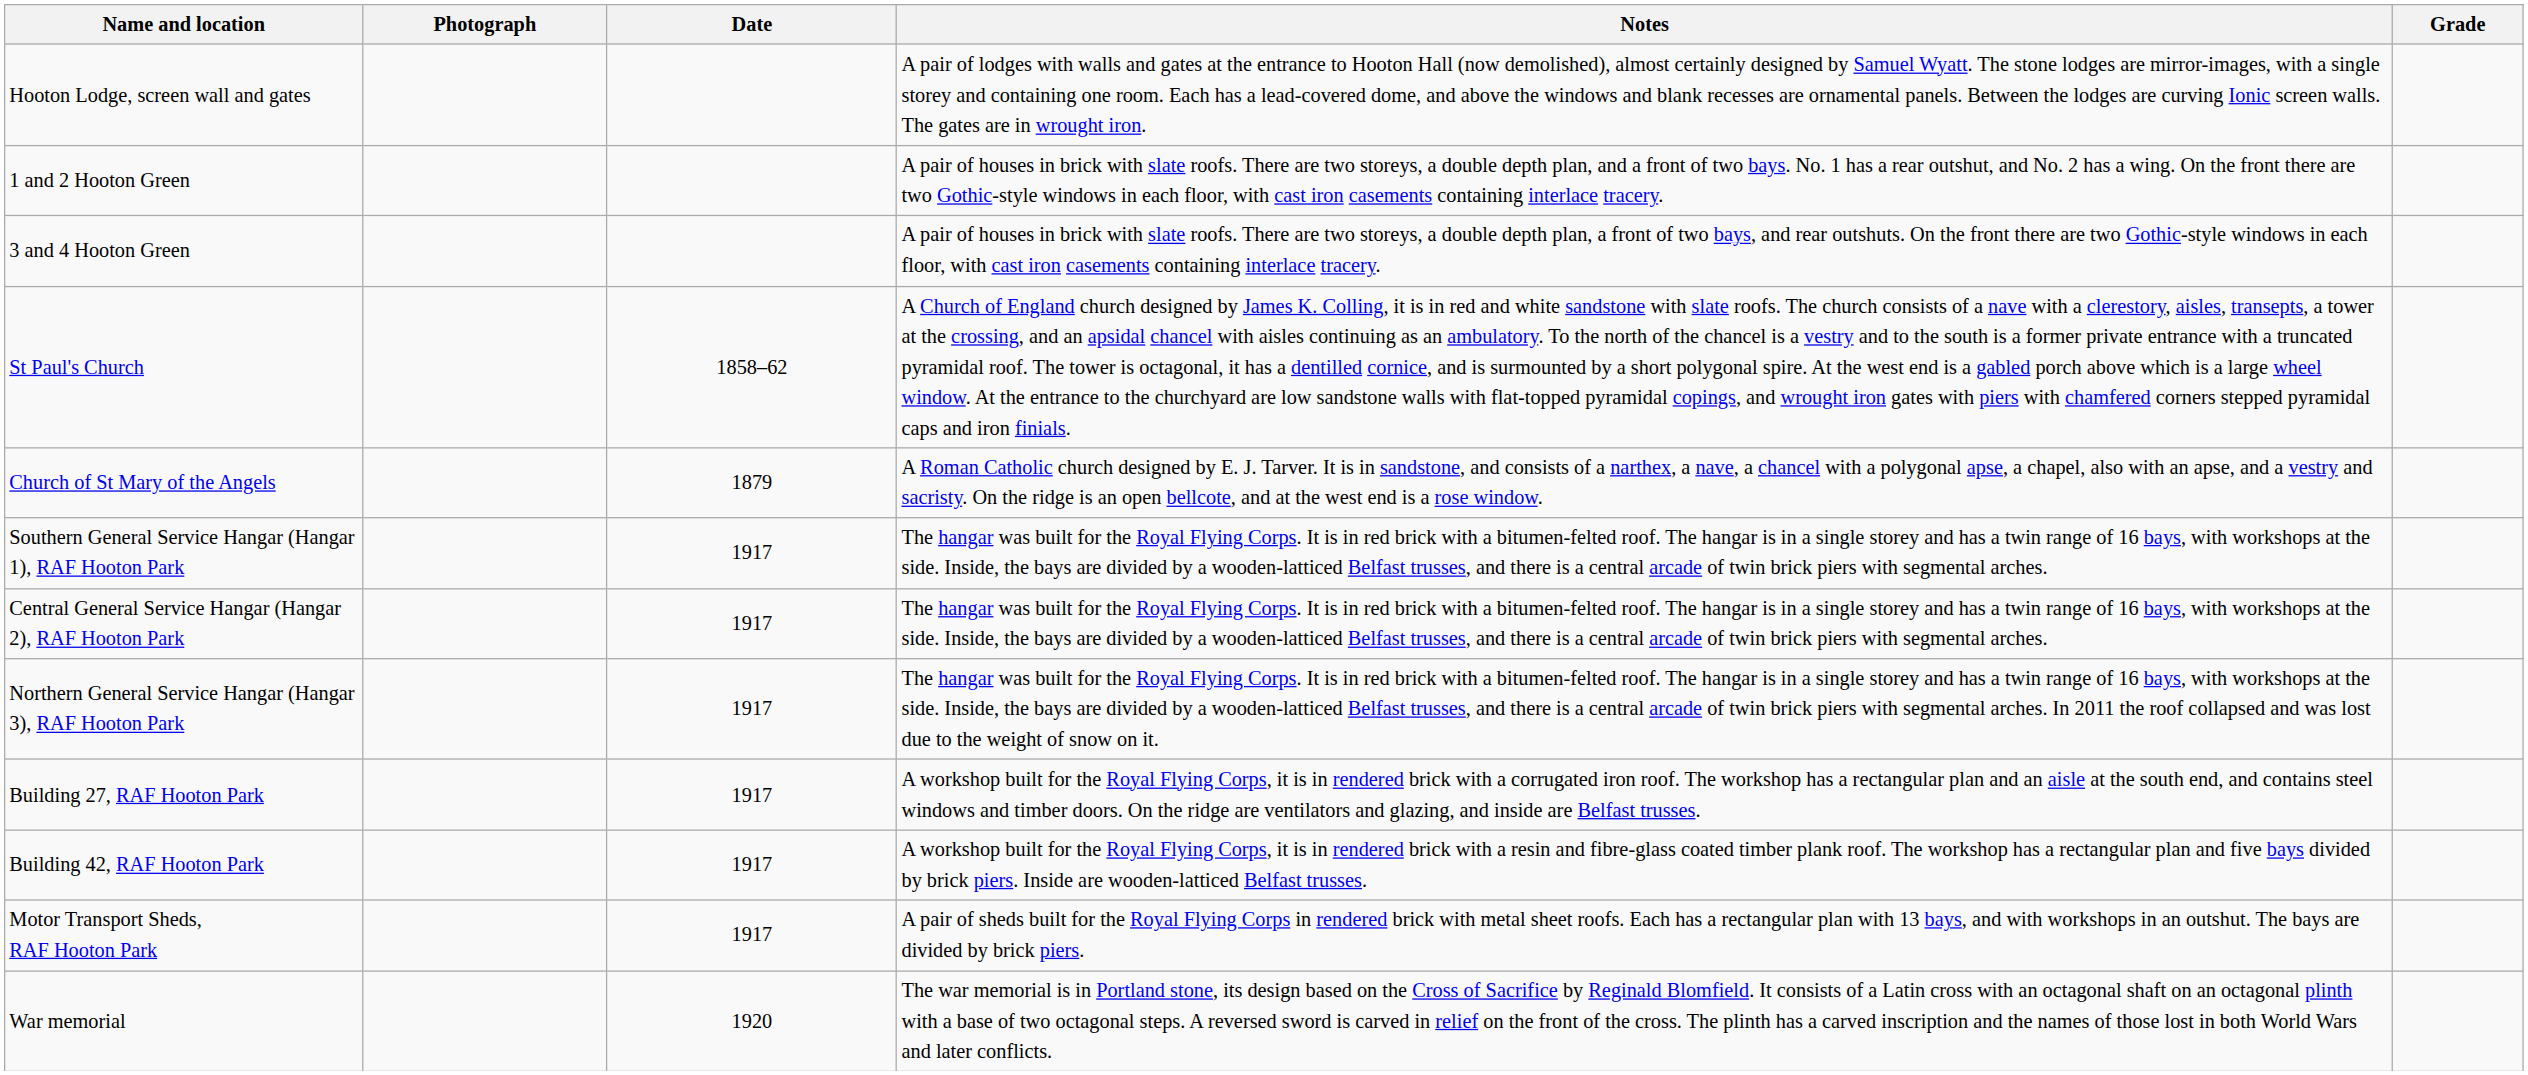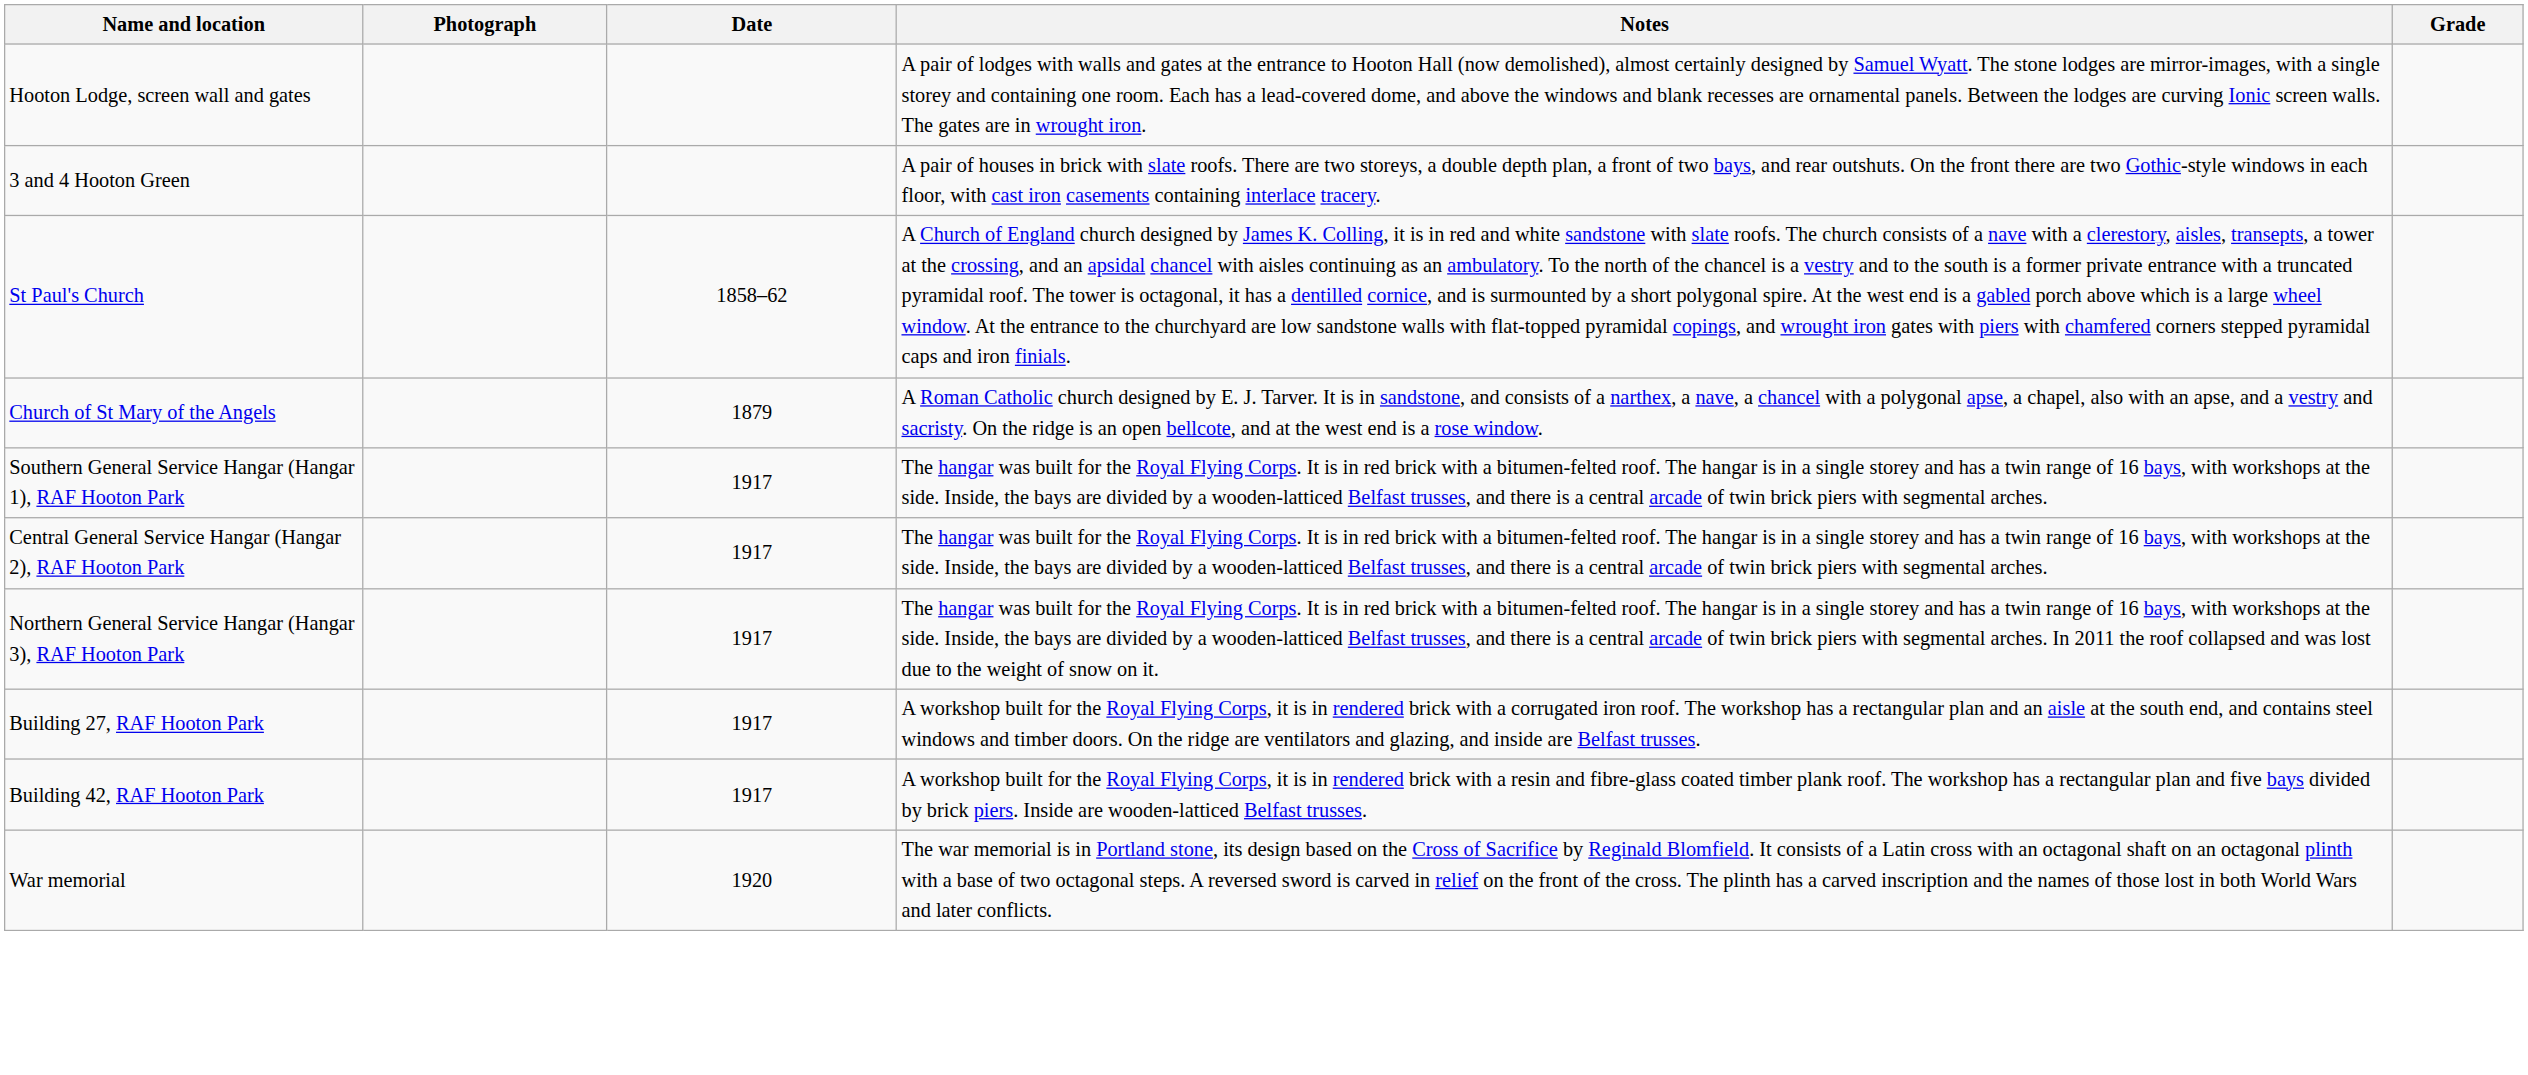- row: (100, 180)
- row: (106, 935)
